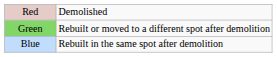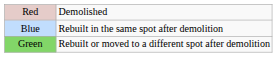rows swapped: (30, 44) <-> (30, 28)
